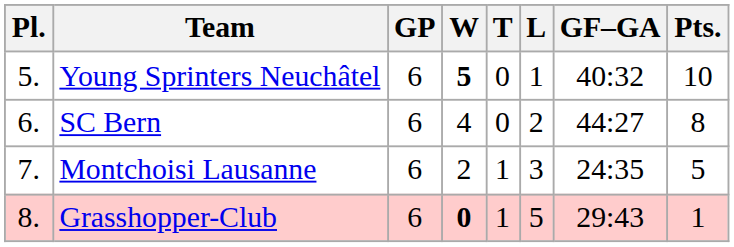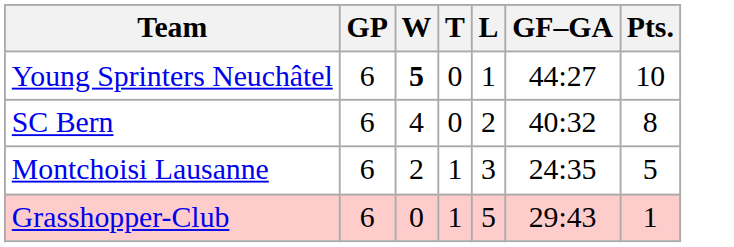- column: (29, 28)
(610, 75) 40:32 -> (563, 75) 44:27
(610, 122) 44:27 -> (563, 122) 40:32
(464, 216) bold -> (416, 216) normal
